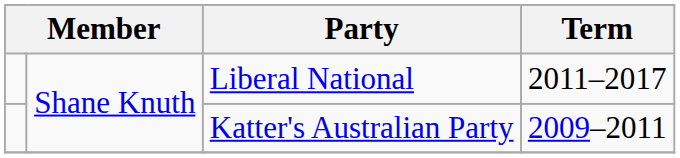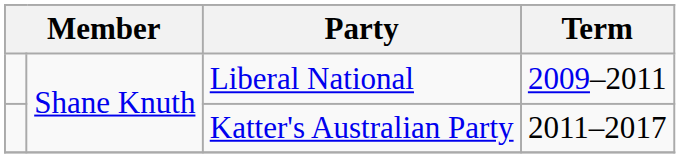(597, 78) 2011–2017 -> (597, 78) 2009–2011
(597, 127) 2009–2011 -> (597, 127) 2011–2017
